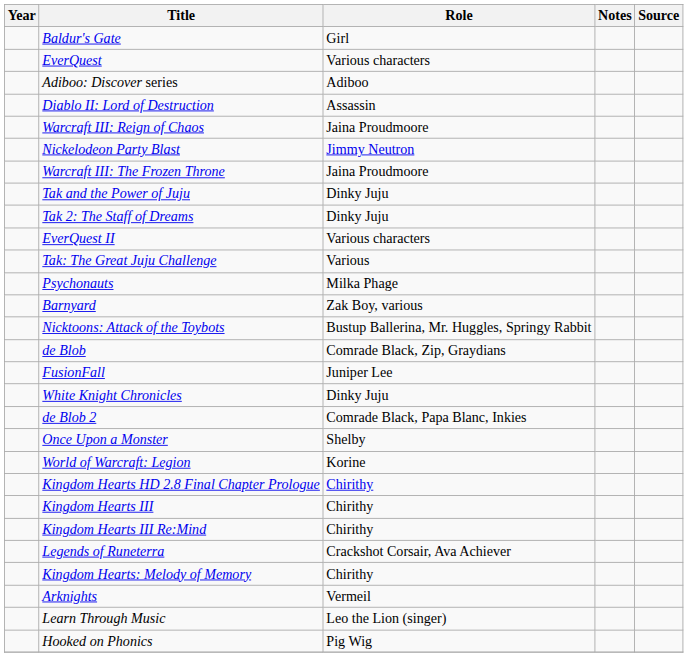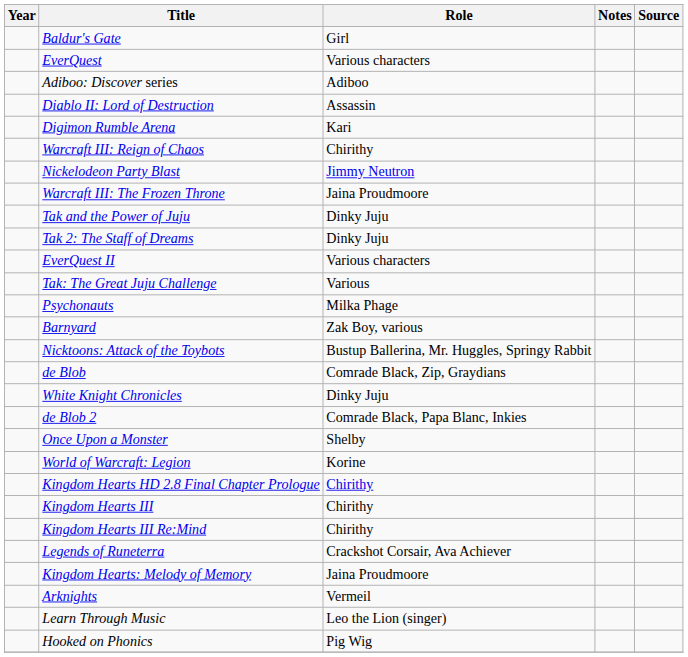+ row: (109, 127)
(377, 127) Jaina Proudmoore -> (350, 149) Chirithy
- row: (74, 372)
(350, 573) Chirithy -> (377, 573) Jaina Proudmoore
